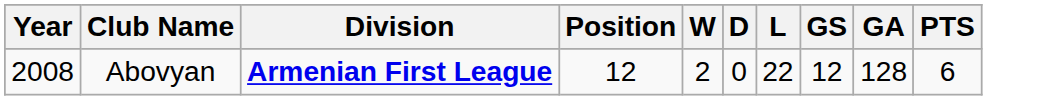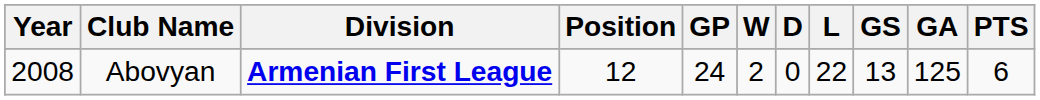+ column: (710, 26)
(827, 71) 12 -> (880, 71) 13
(884, 71) 128 -> (937, 71) 125
